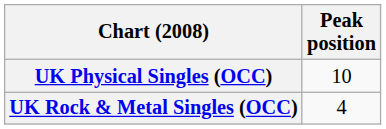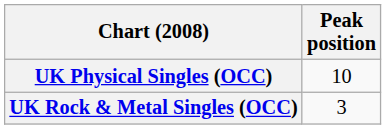(342, 107) 4 -> (342, 107) 3
